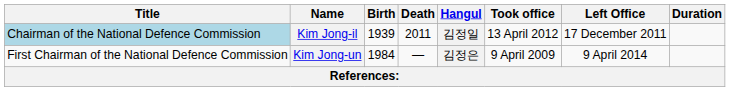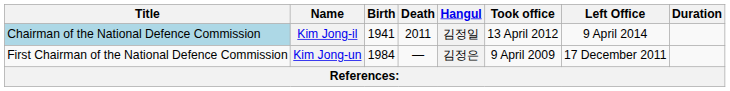(381, 34) 1939 -> (381, 34) 1941
(615, 34) 17 December 2011 -> (615, 34) 9 April 2014
(615, 56) 9 April 2014 -> (615, 56) 17 December 2011
